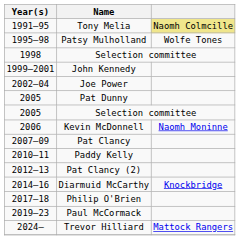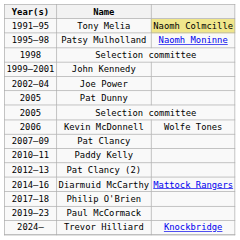(193, 40) Wolfe Tones -> (193, 40) Naomh Moninne
(193, 127) Naomh Moninne -> (193, 127) Wolfe Tones
(193, 184) Knockbridge -> (193, 184) Mattock Rangers
(193, 228) Mattock Rangers -> (193, 228) Knockbridge
